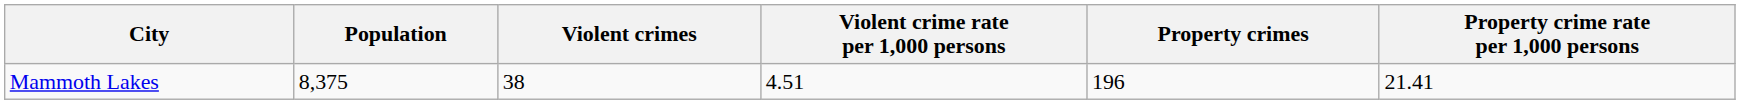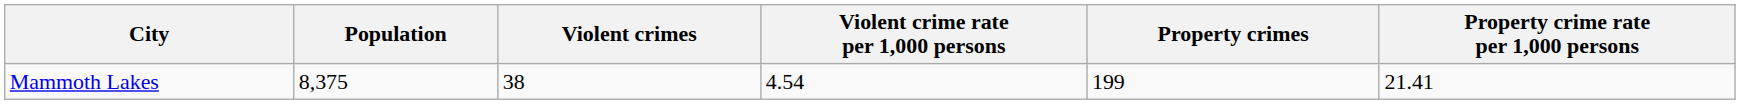(785, 81) 4.51 -> (785, 81) 4.54
(1108, 81) 196 -> (1108, 81) 199
